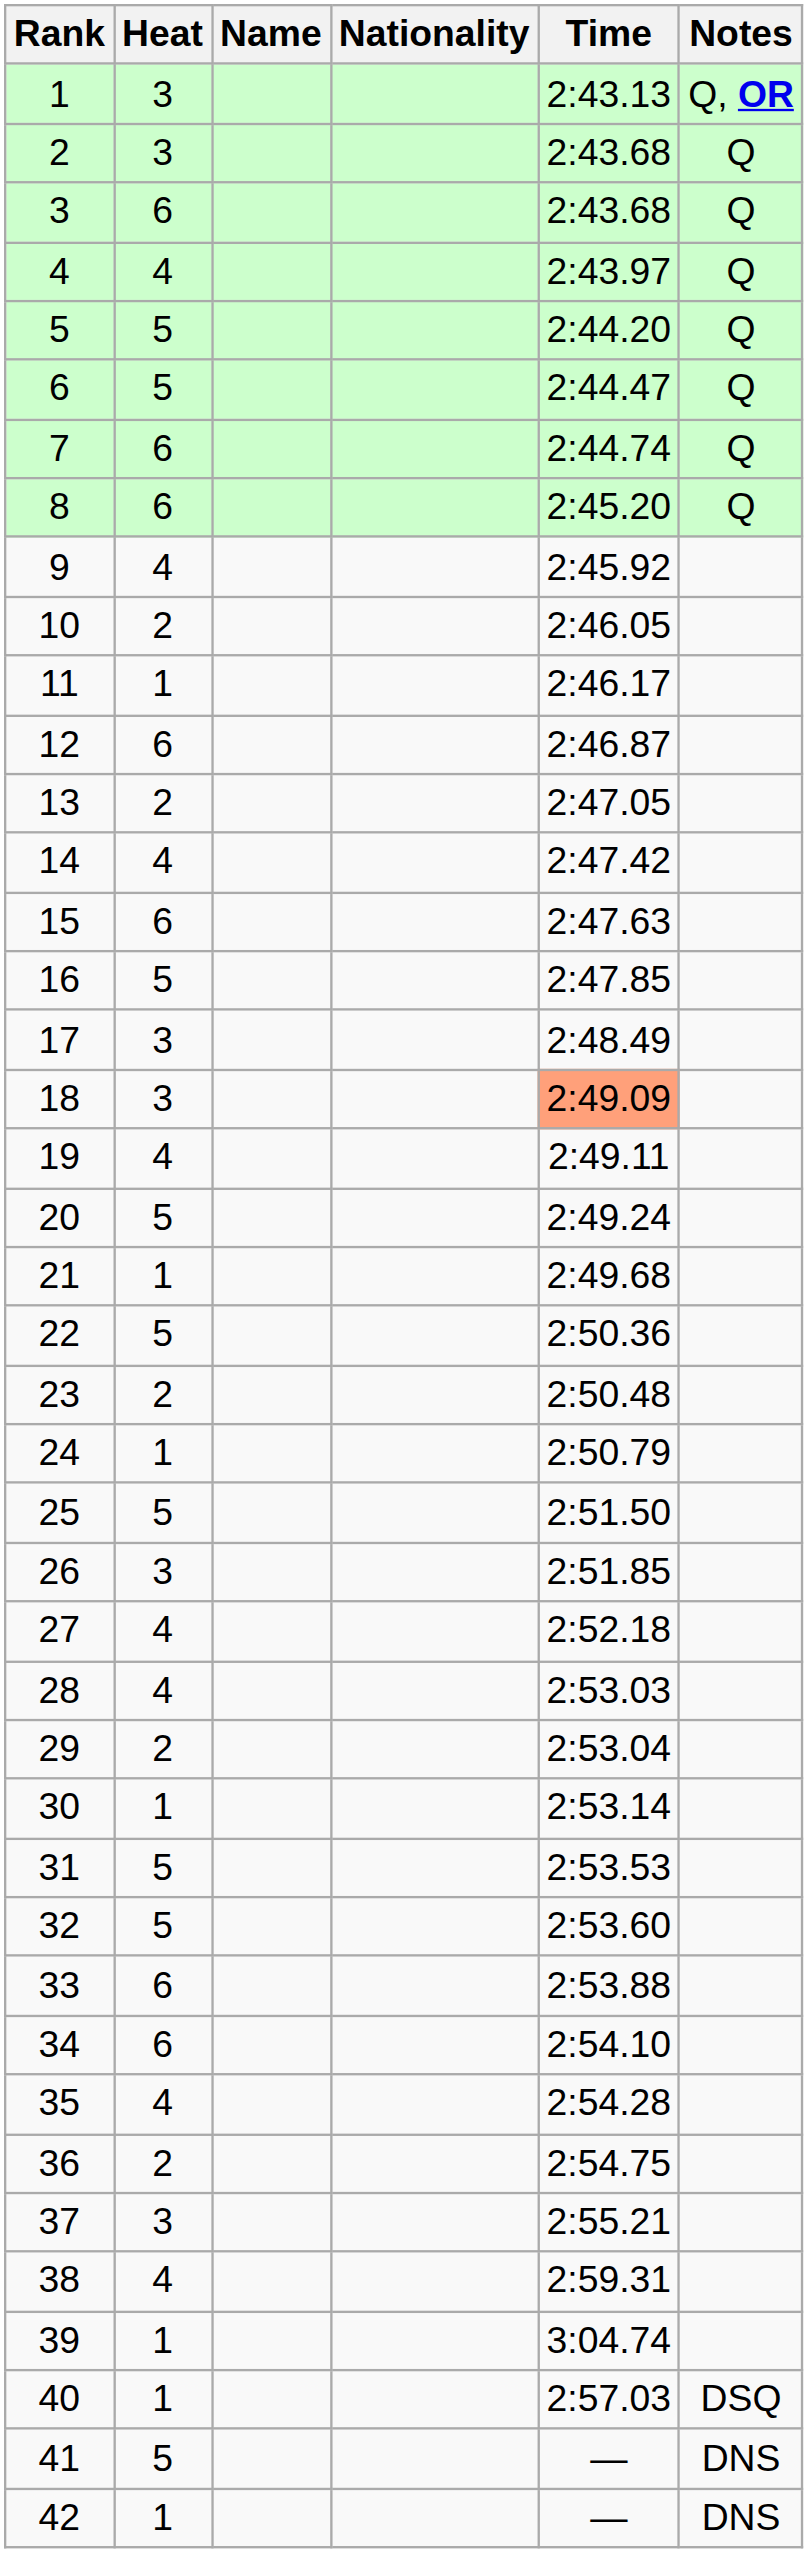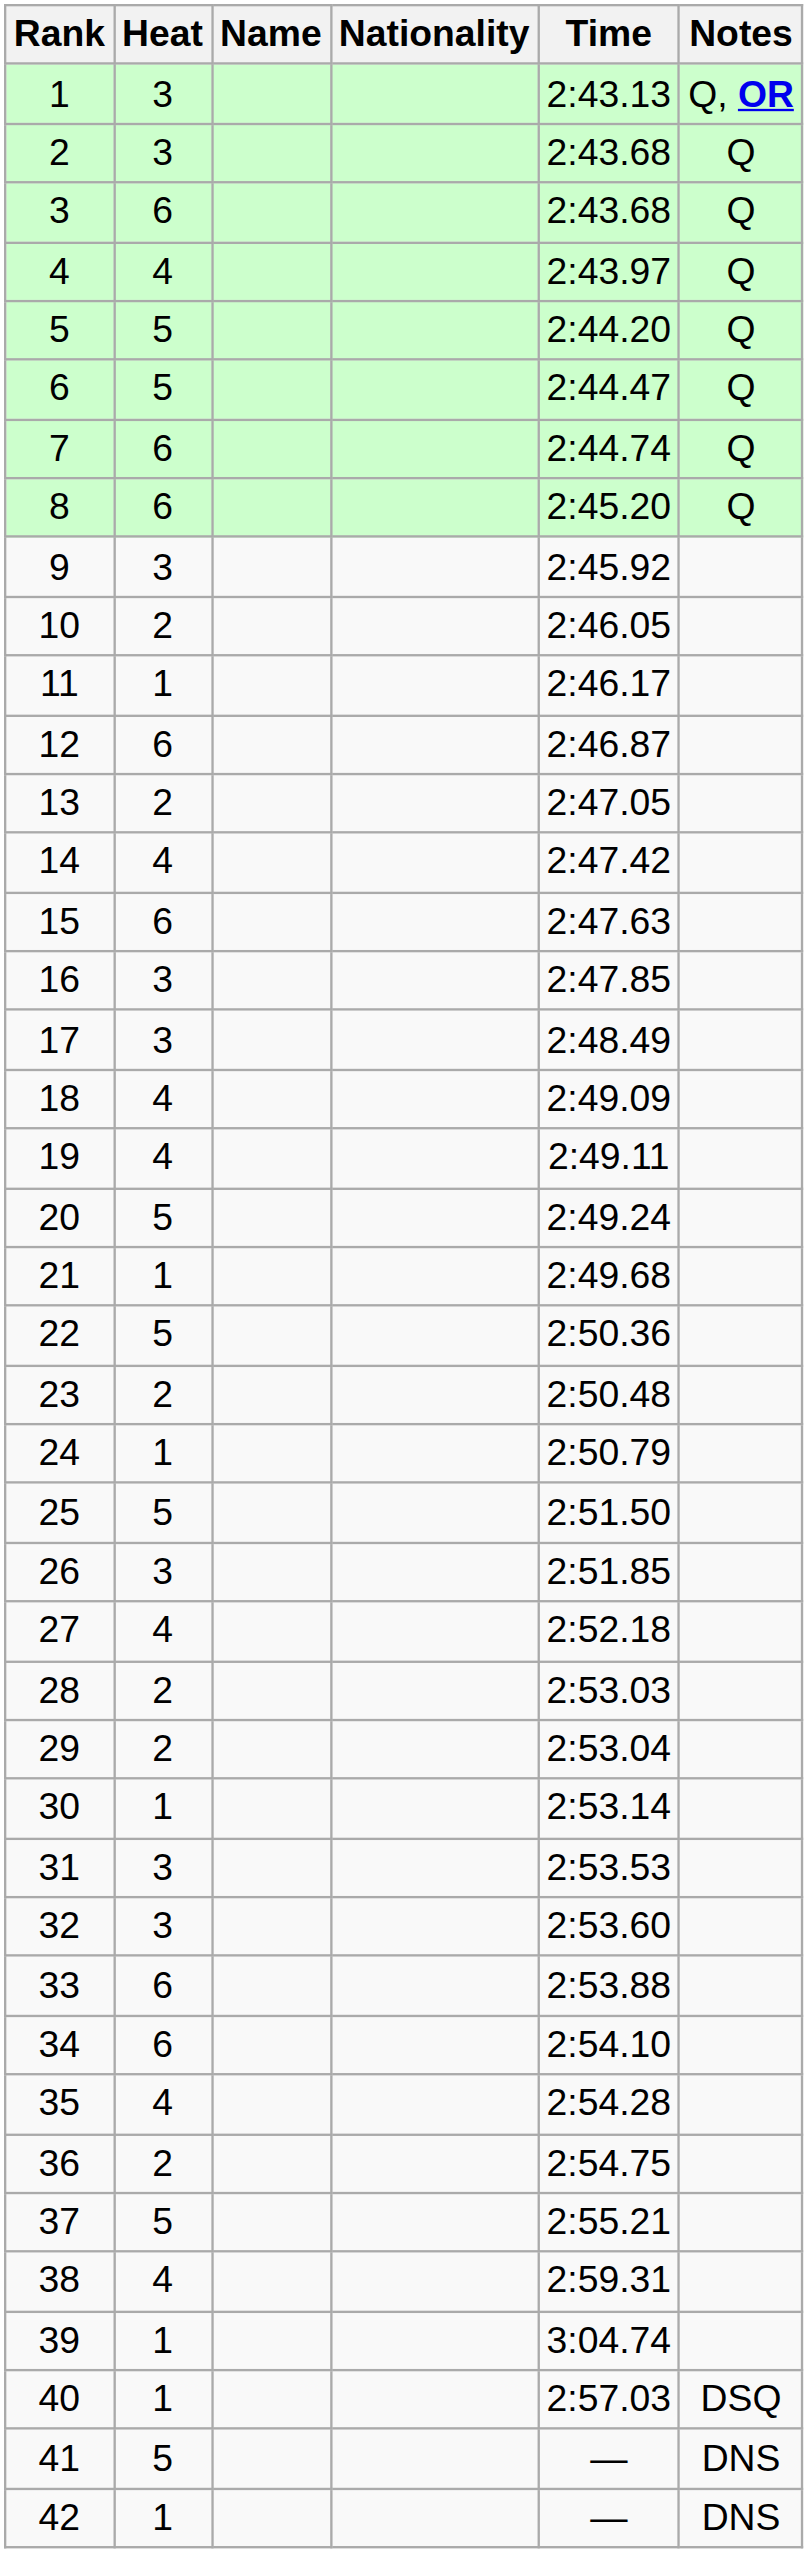(163, 566) 4 -> (163, 566) 3
(163, 980) 5 -> (163, 980) 3
(163, 1098) 3 -> (163, 1098) 4
(609, 1098) lightsalmon background -> (609, 1098) no background
(163, 1689) 4 -> (163, 1689) 2
(163, 1866) 5 -> (163, 1866) 3
(163, 1926) 5 -> (163, 1926) 3
(163, 2221) 3 -> (163, 2221) 5
